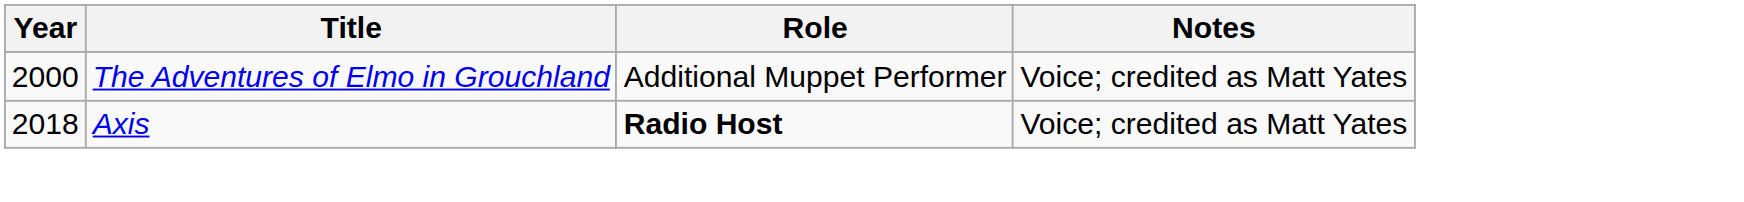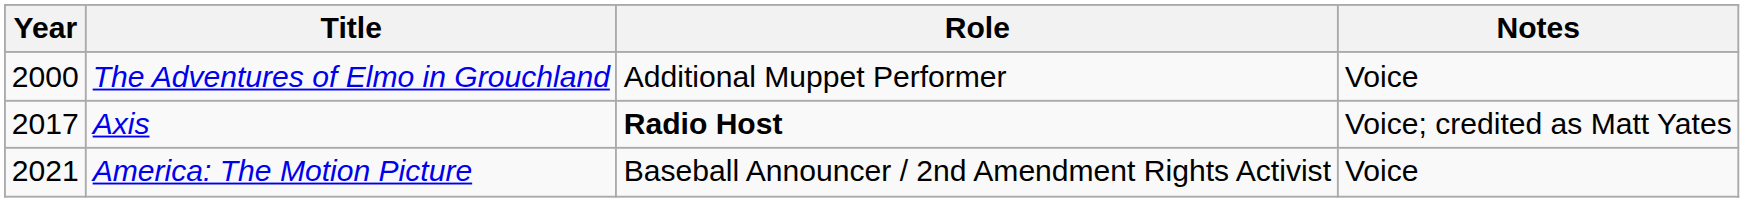(1214, 76) Voice; credited as Matt Yates -> (1382, 76) Voice
(45, 123) 2018 -> (45, 123) 2017
+ row: (282, 171)
